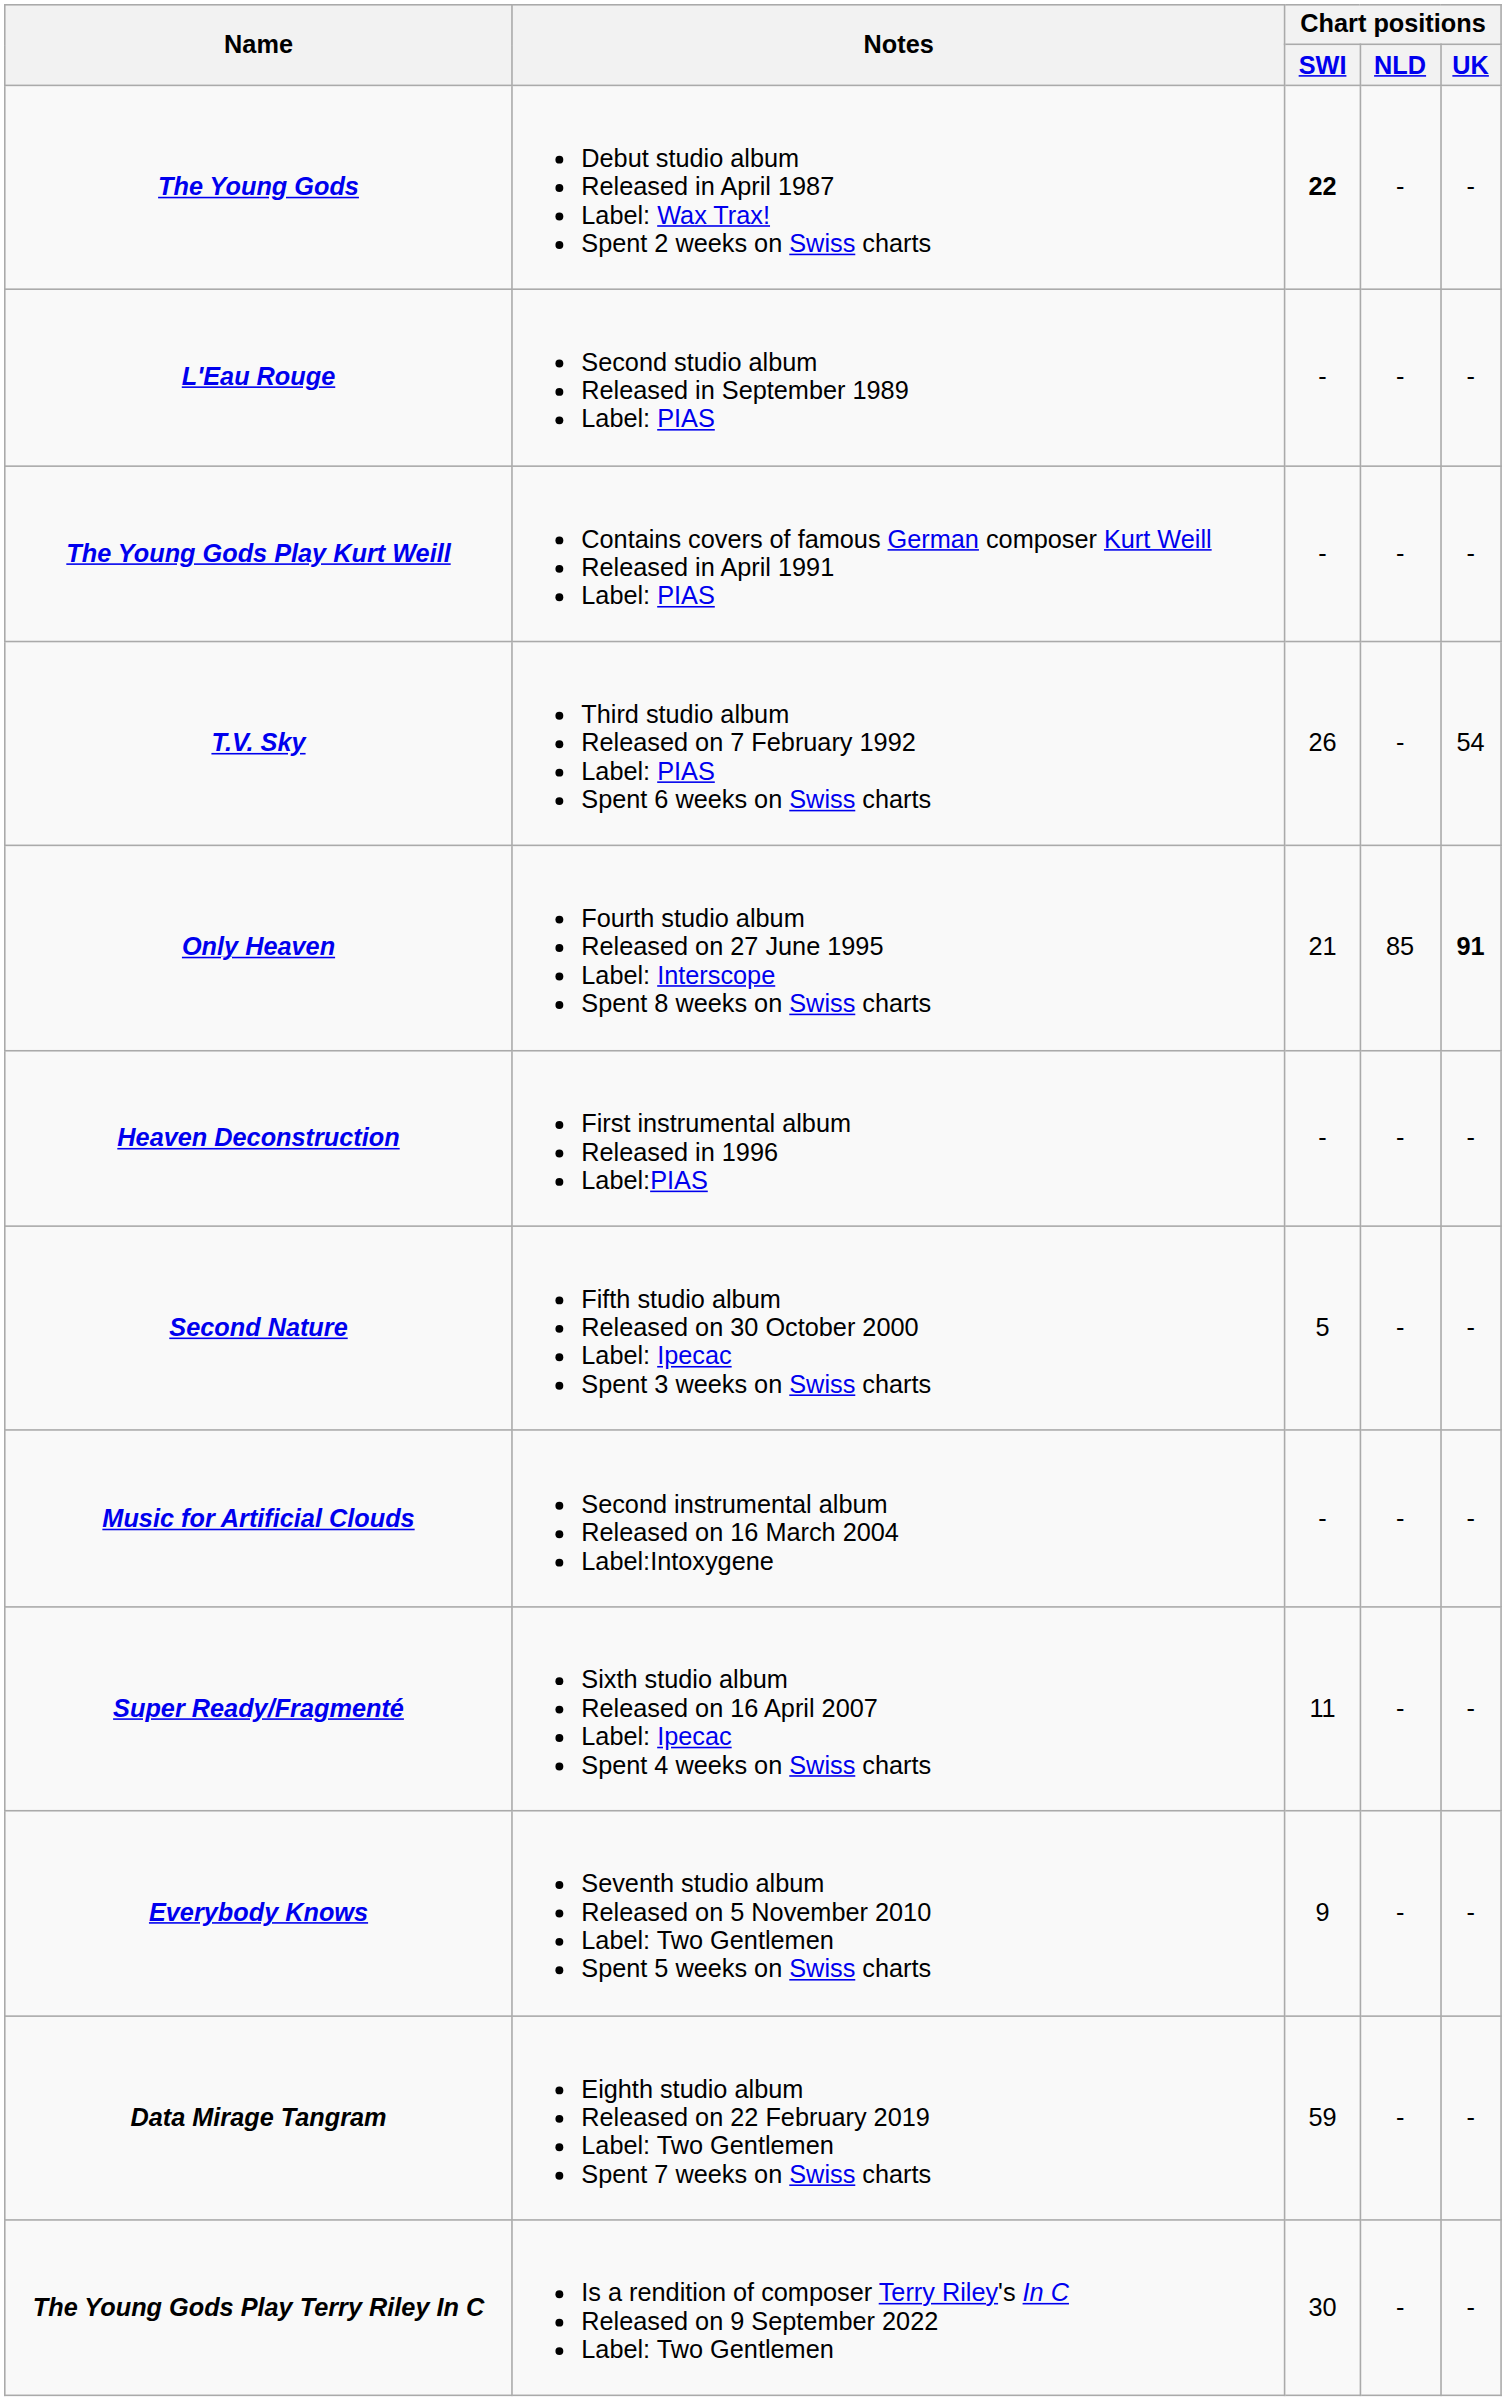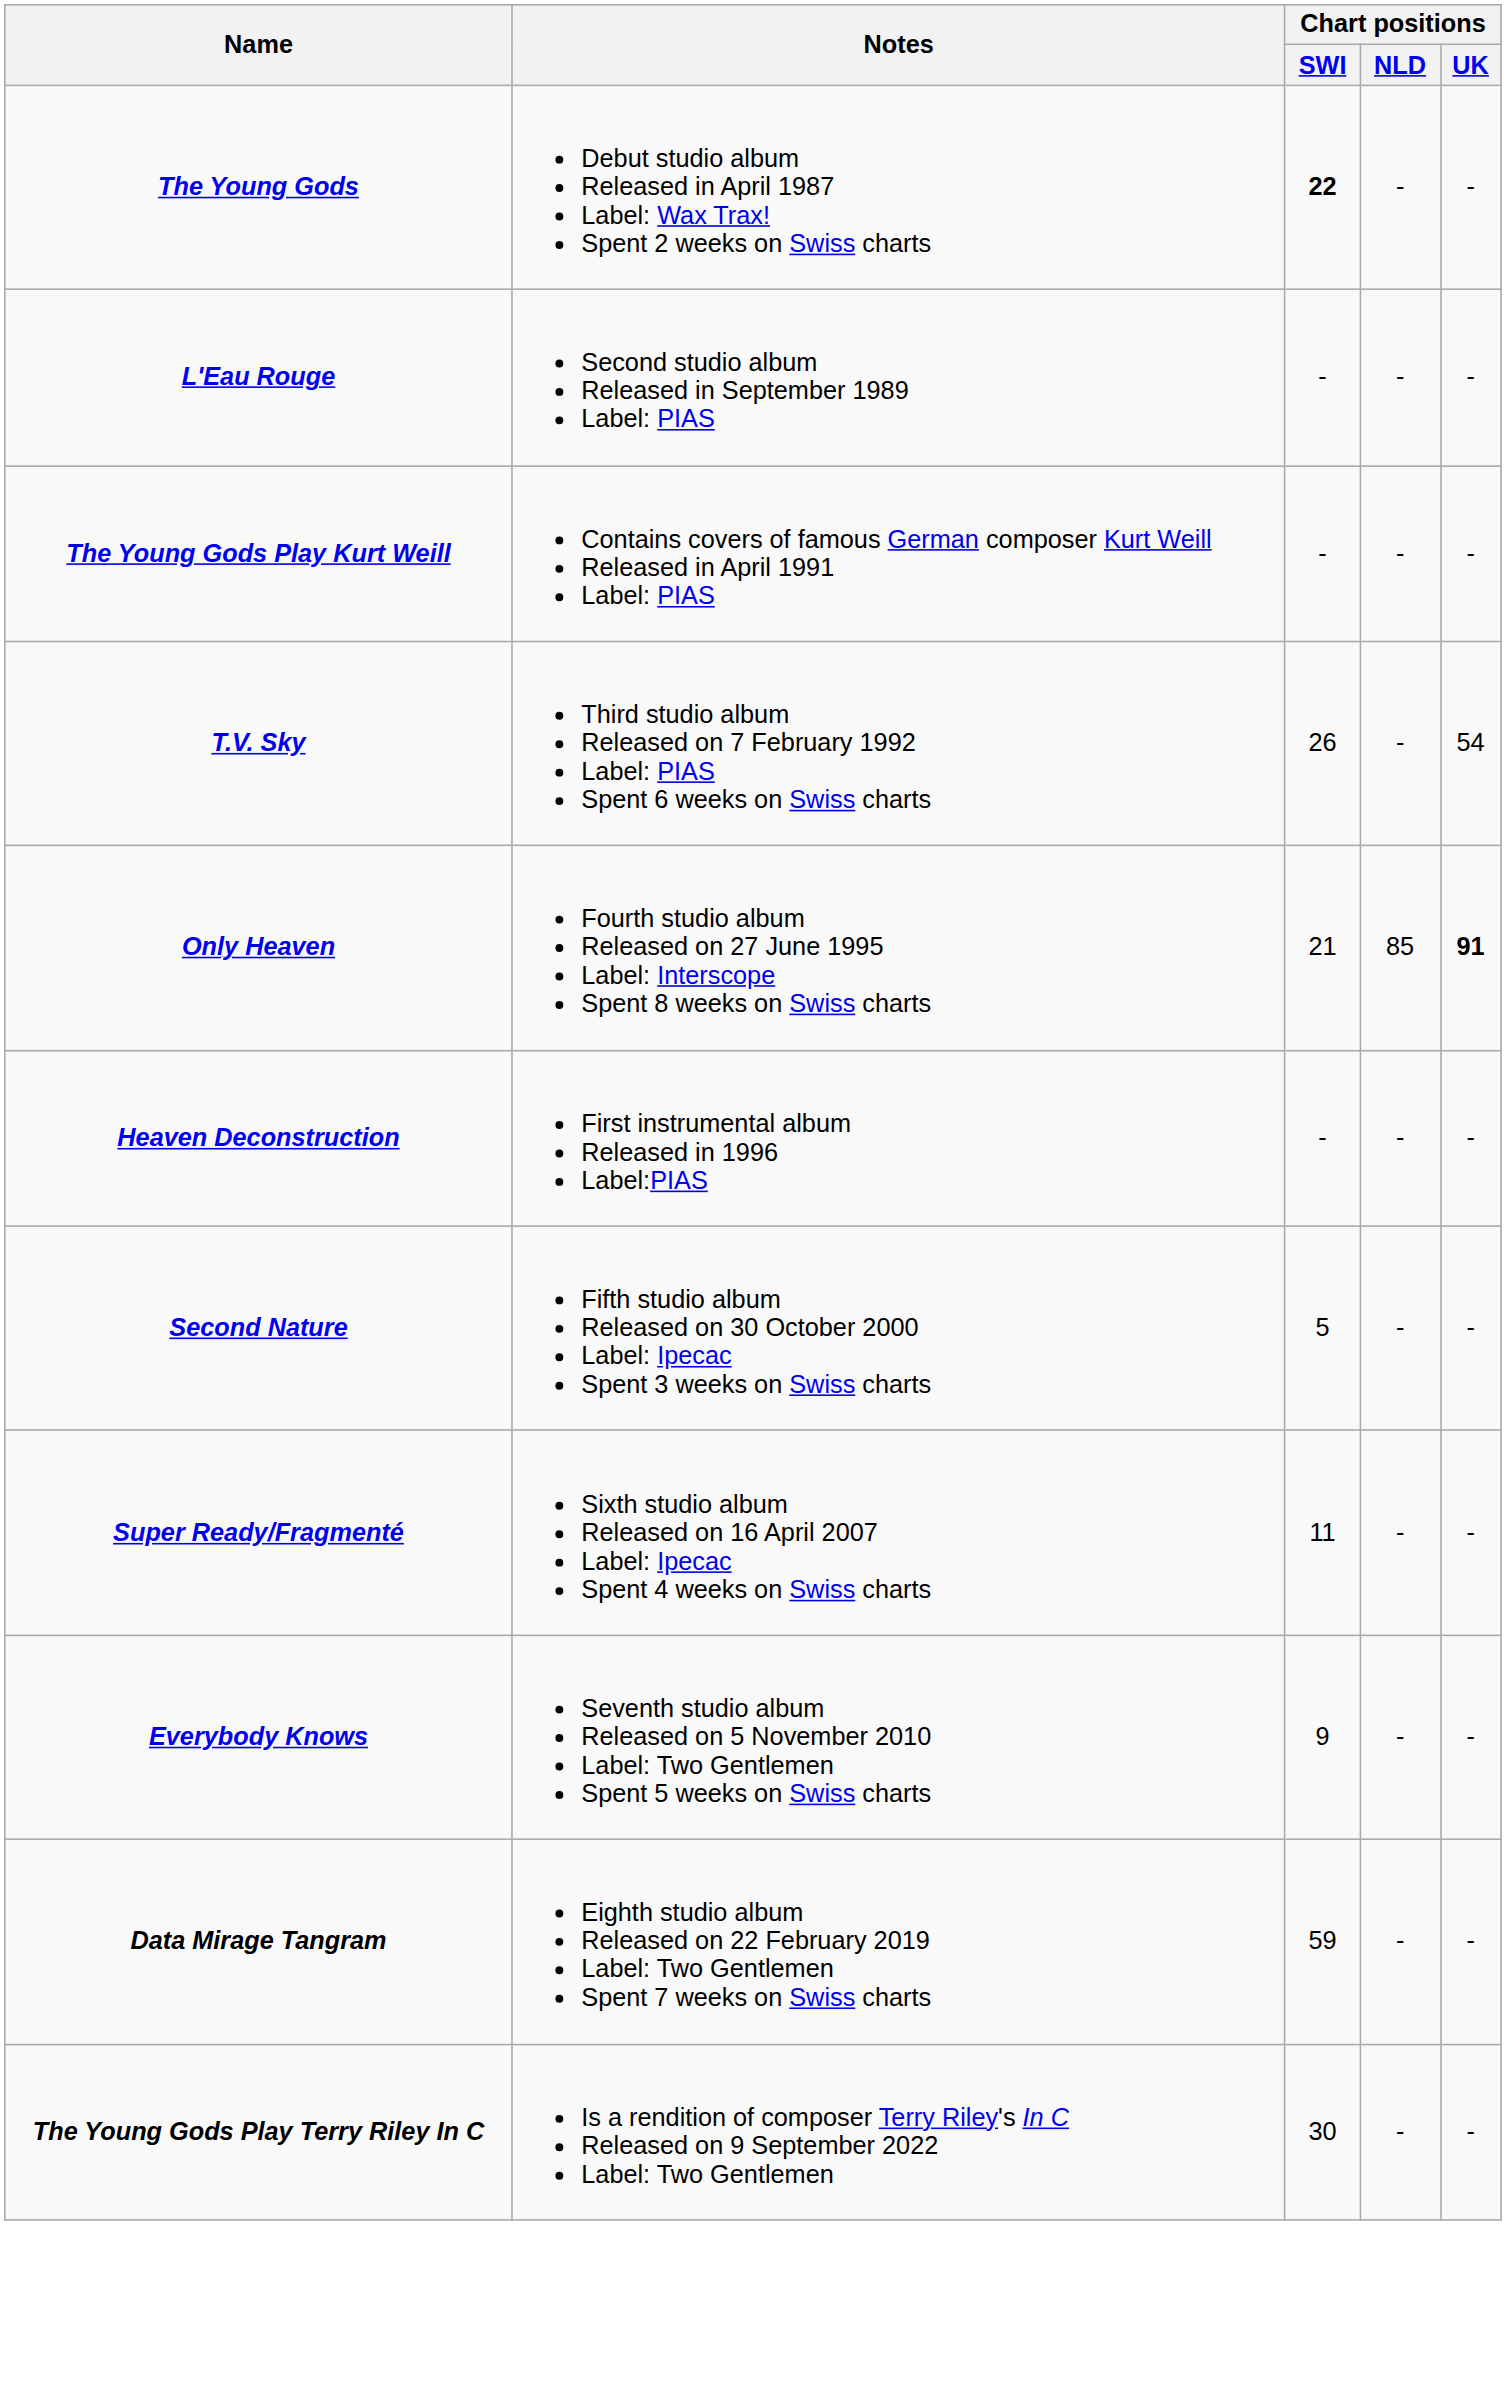- row: (259, 1518)
